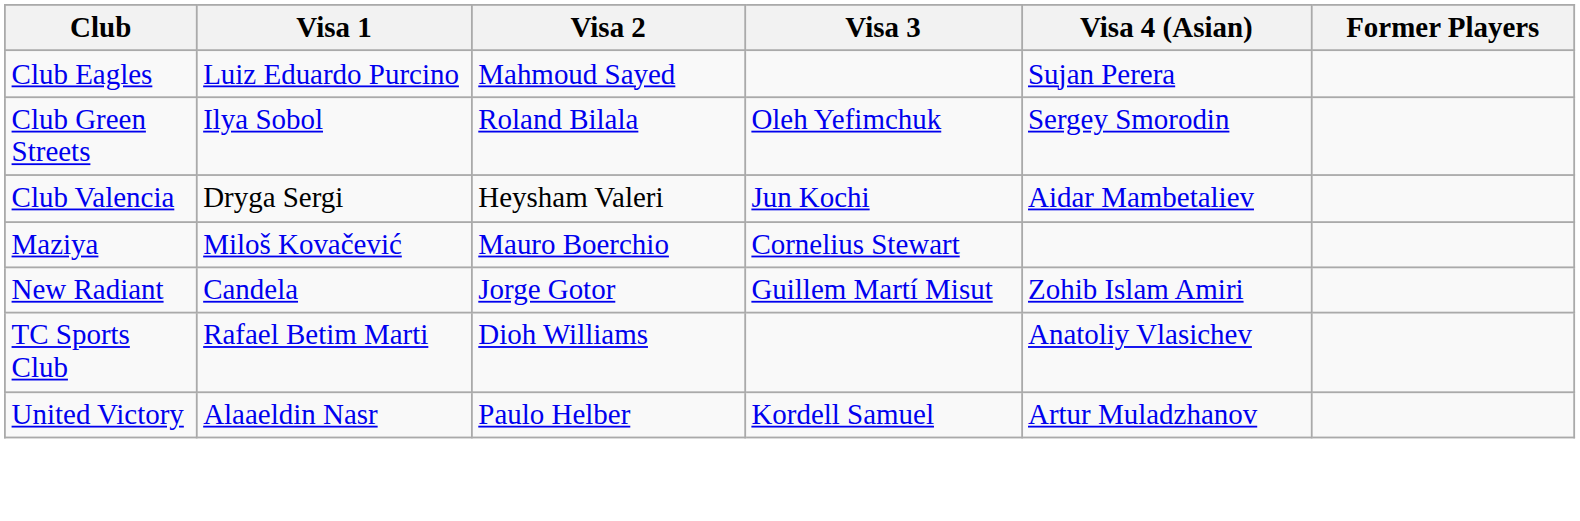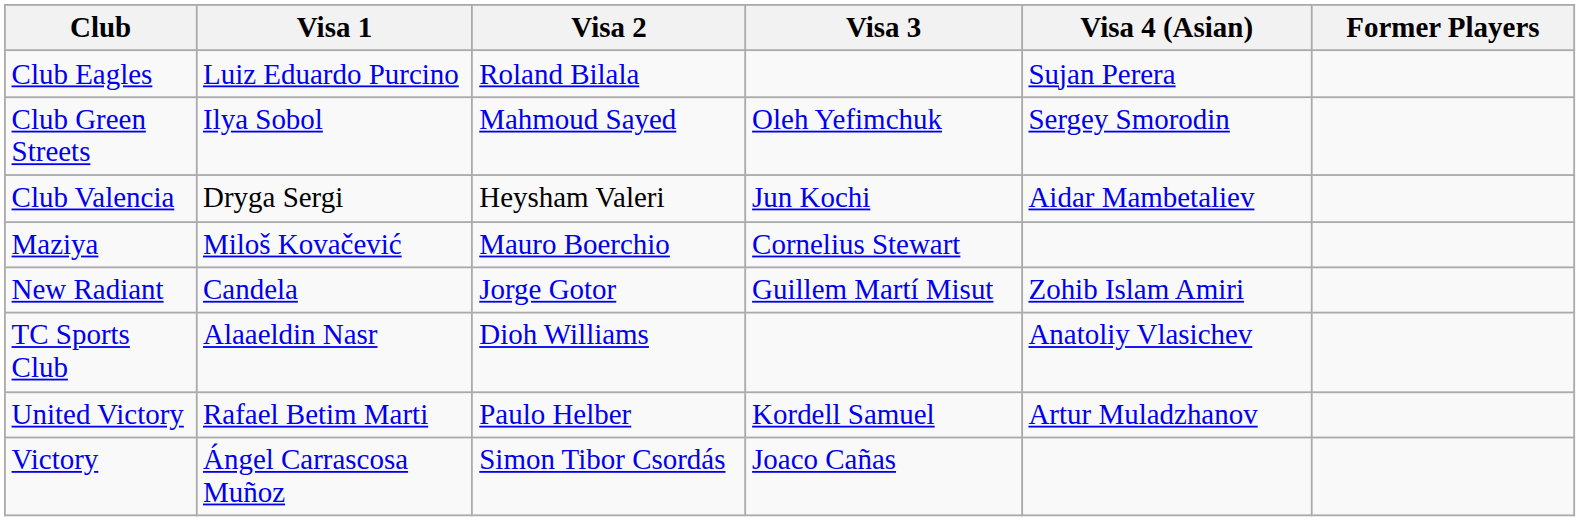(577, 73) Mahmoud Sayed -> (559, 73) Roland Bilala
(558, 119) Roland Bilala -> (578, 119) Mahmoud Sayed
(316, 335) Rafael Betim Marti -> (290, 335) Alaaeldin Nasr
(290, 414) Alaaeldin Nasr -> (316, 414) Rafael Betim Marti
+ row: (55, 460)
